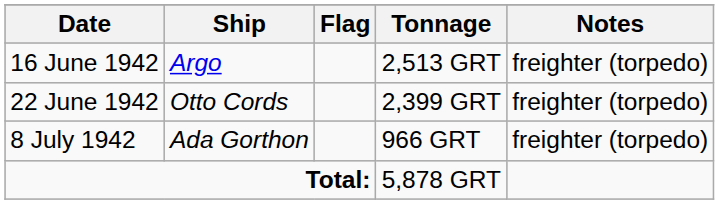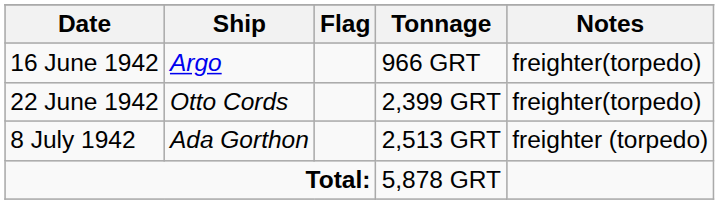(441, 62) 2,513 GRT -> (431, 62) 966 GRT
(610, 62) freighter (torpedo) -> (607, 62) freighter(torpedo)
(610, 101) freighter (torpedo) -> (607, 101) freighter(torpedo)
(431, 140) 966 GRT -> (441, 140) 2,513 GRT
